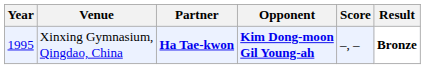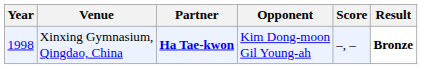(21, 45) 1995 -> (21, 45) 1998
(287, 45) bold -> (285, 45) normal
